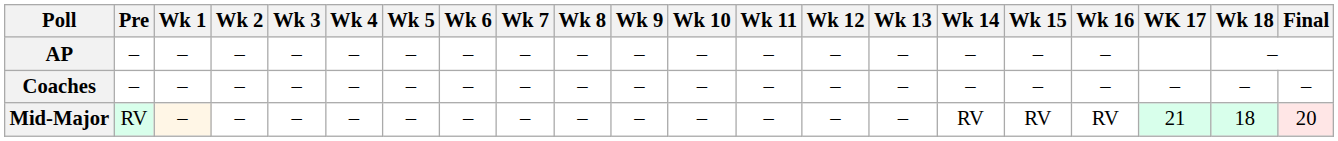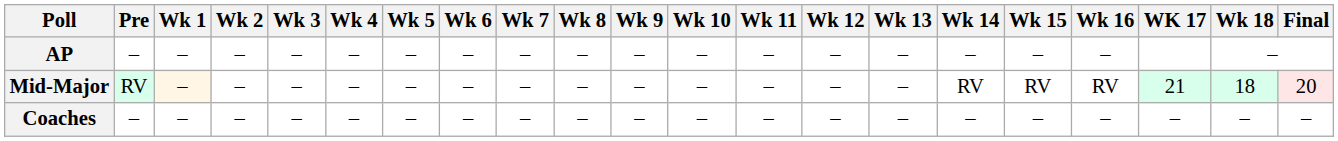rows swapped: (59, 86) <-> (59, 119)
